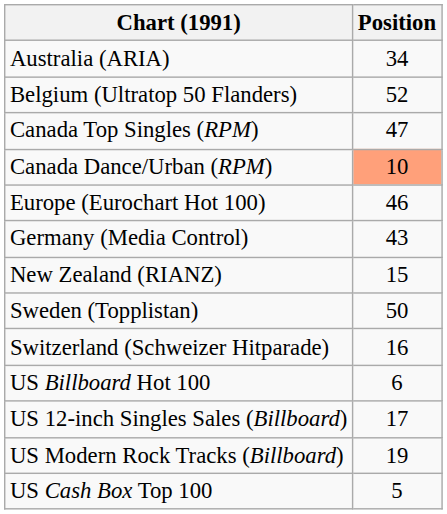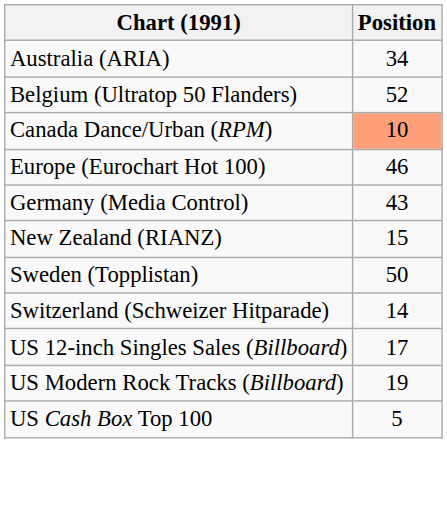- row: (134, 130)
(397, 346) 16 -> (397, 310) 14
- row: (110, 382)
